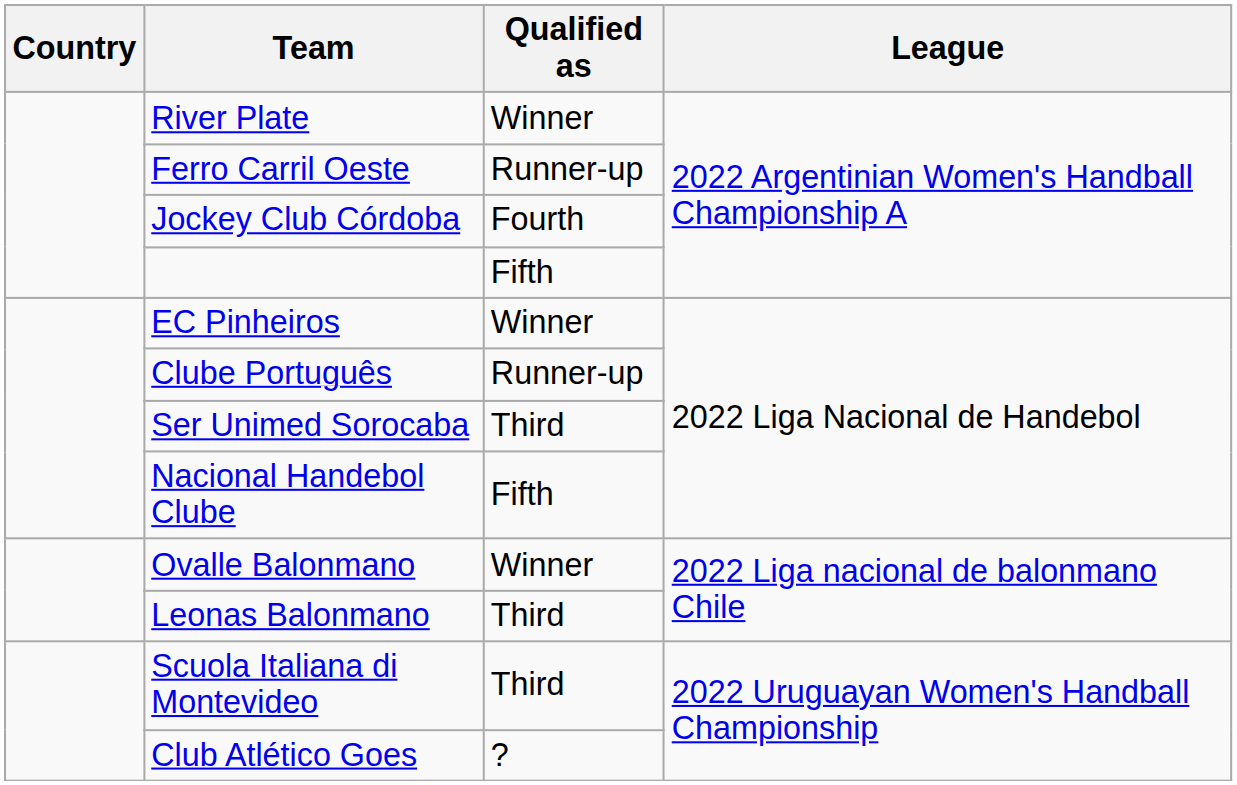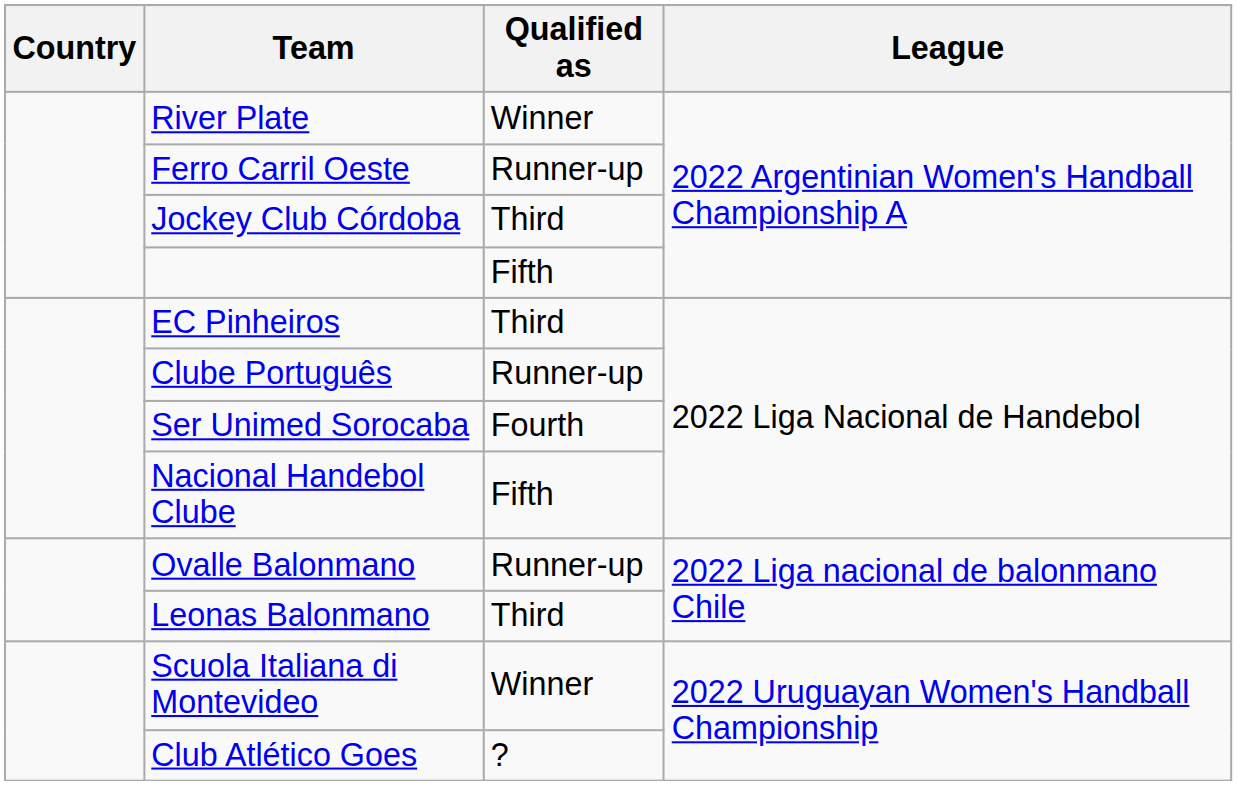(538, 220) Fourth -> (528, 220) Third
(542, 322) Winner -> (528, 322) Third
(528, 425) Third -> (538, 425) Fourth
(542, 564) Winner -> (567, 564) Runner-up
(528, 684) Third -> (542, 684) Winner
